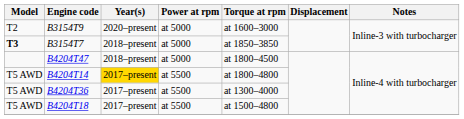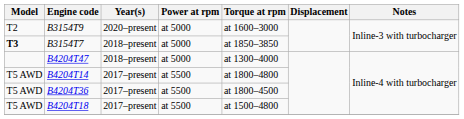(251, 59) at 1800–4500 -> (251, 59) at 1300–4000
(130, 75) gold background -> (130, 75) no background
(251, 91) at 1300–4000 -> (251, 91) at 1800–4500
